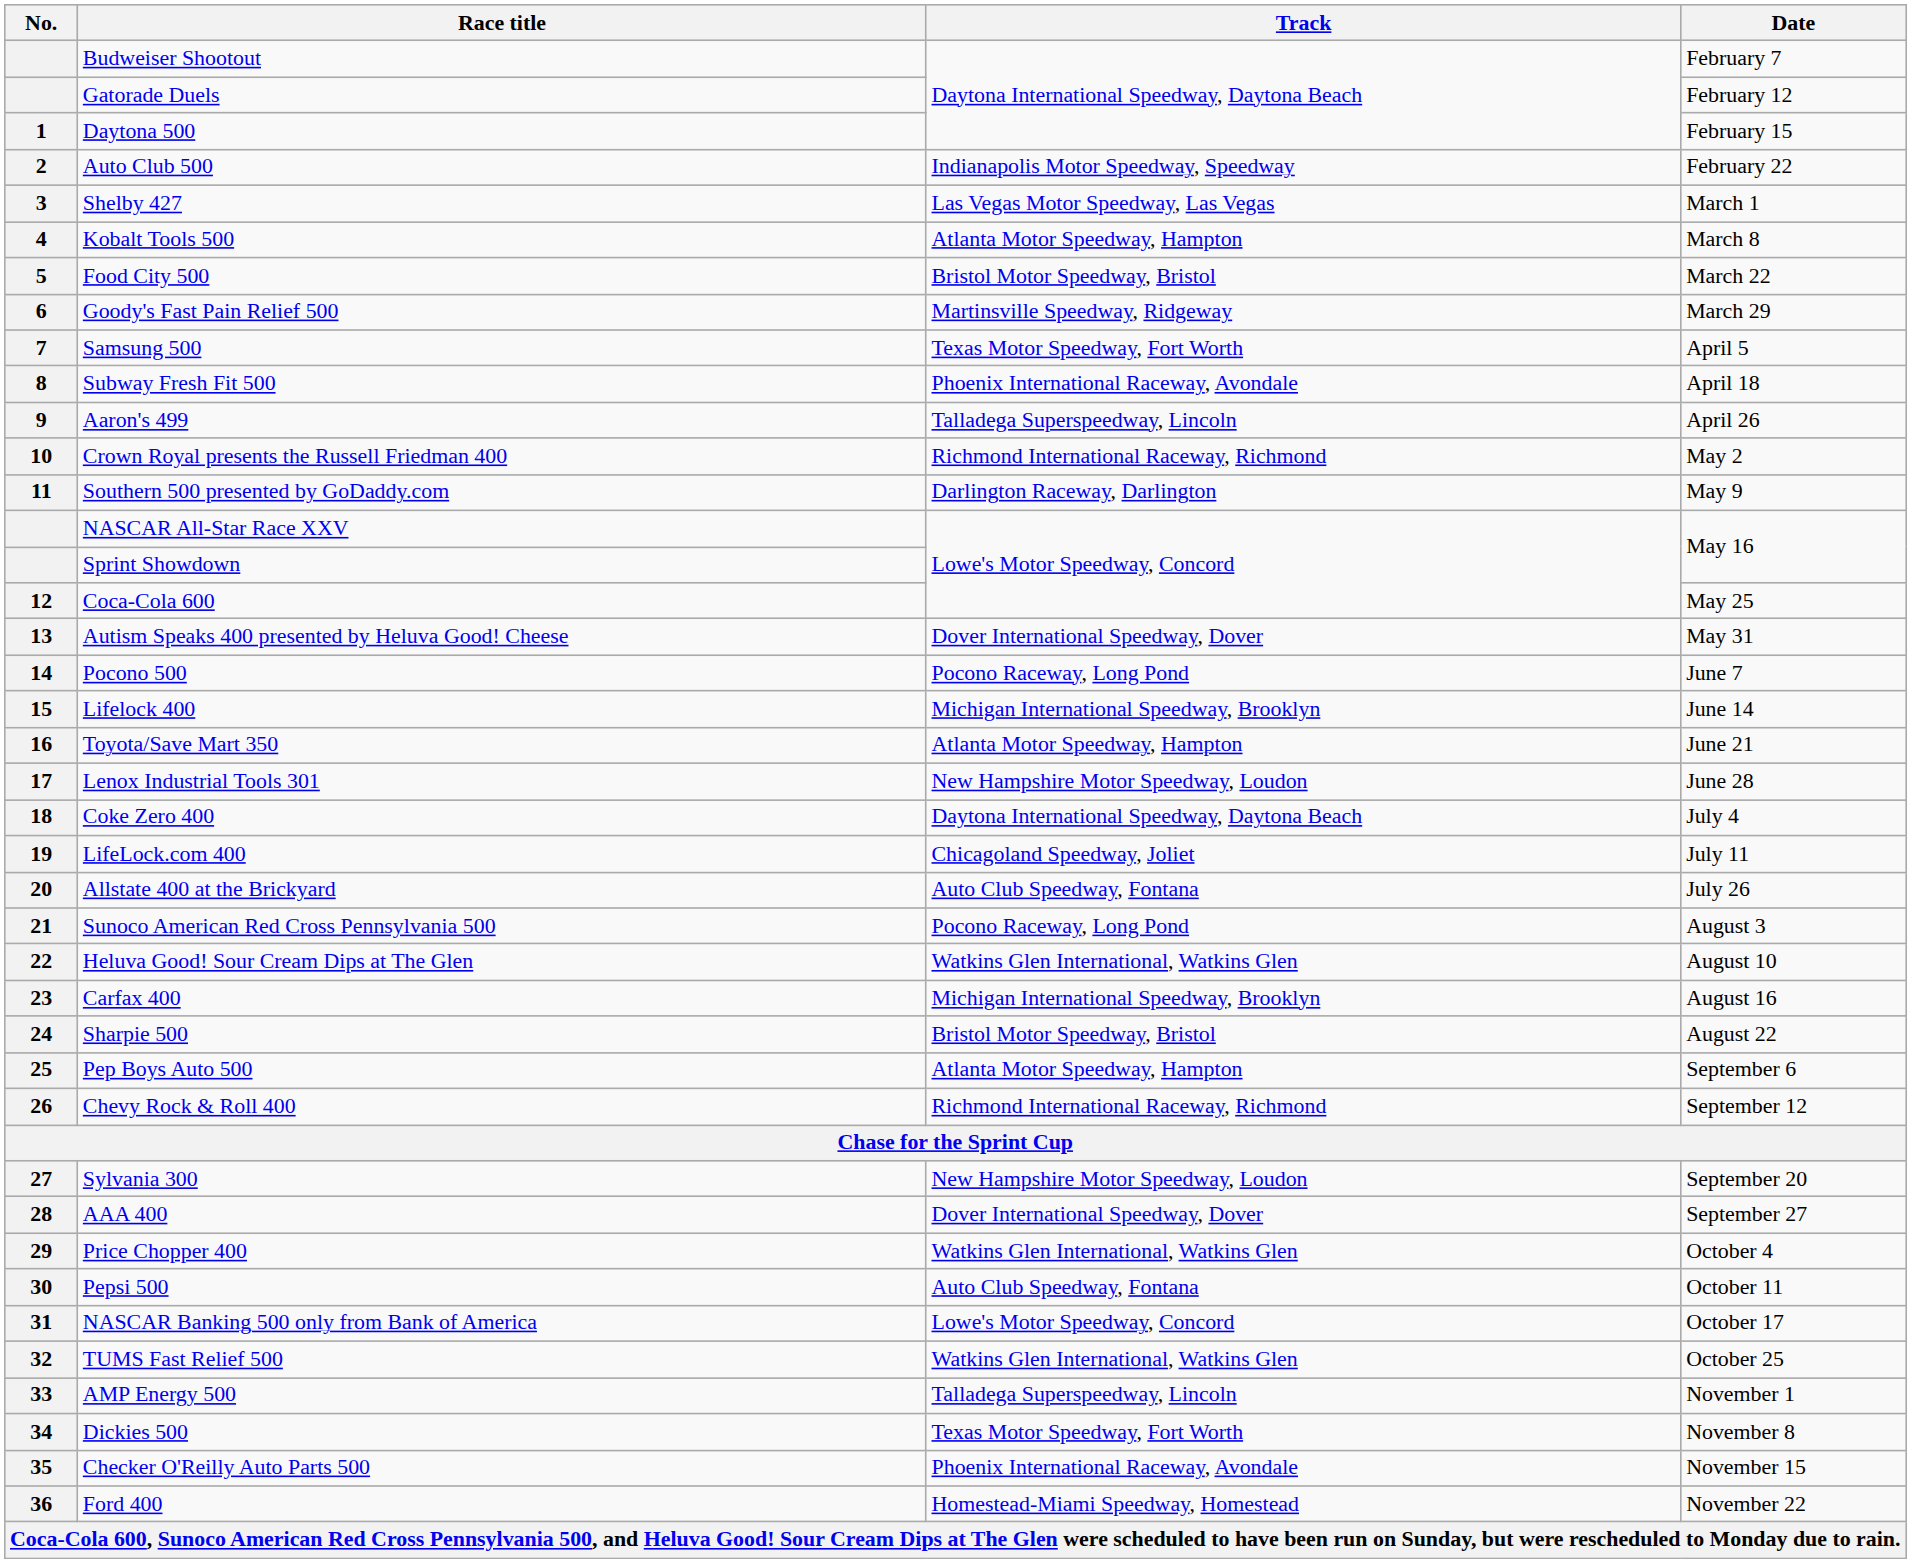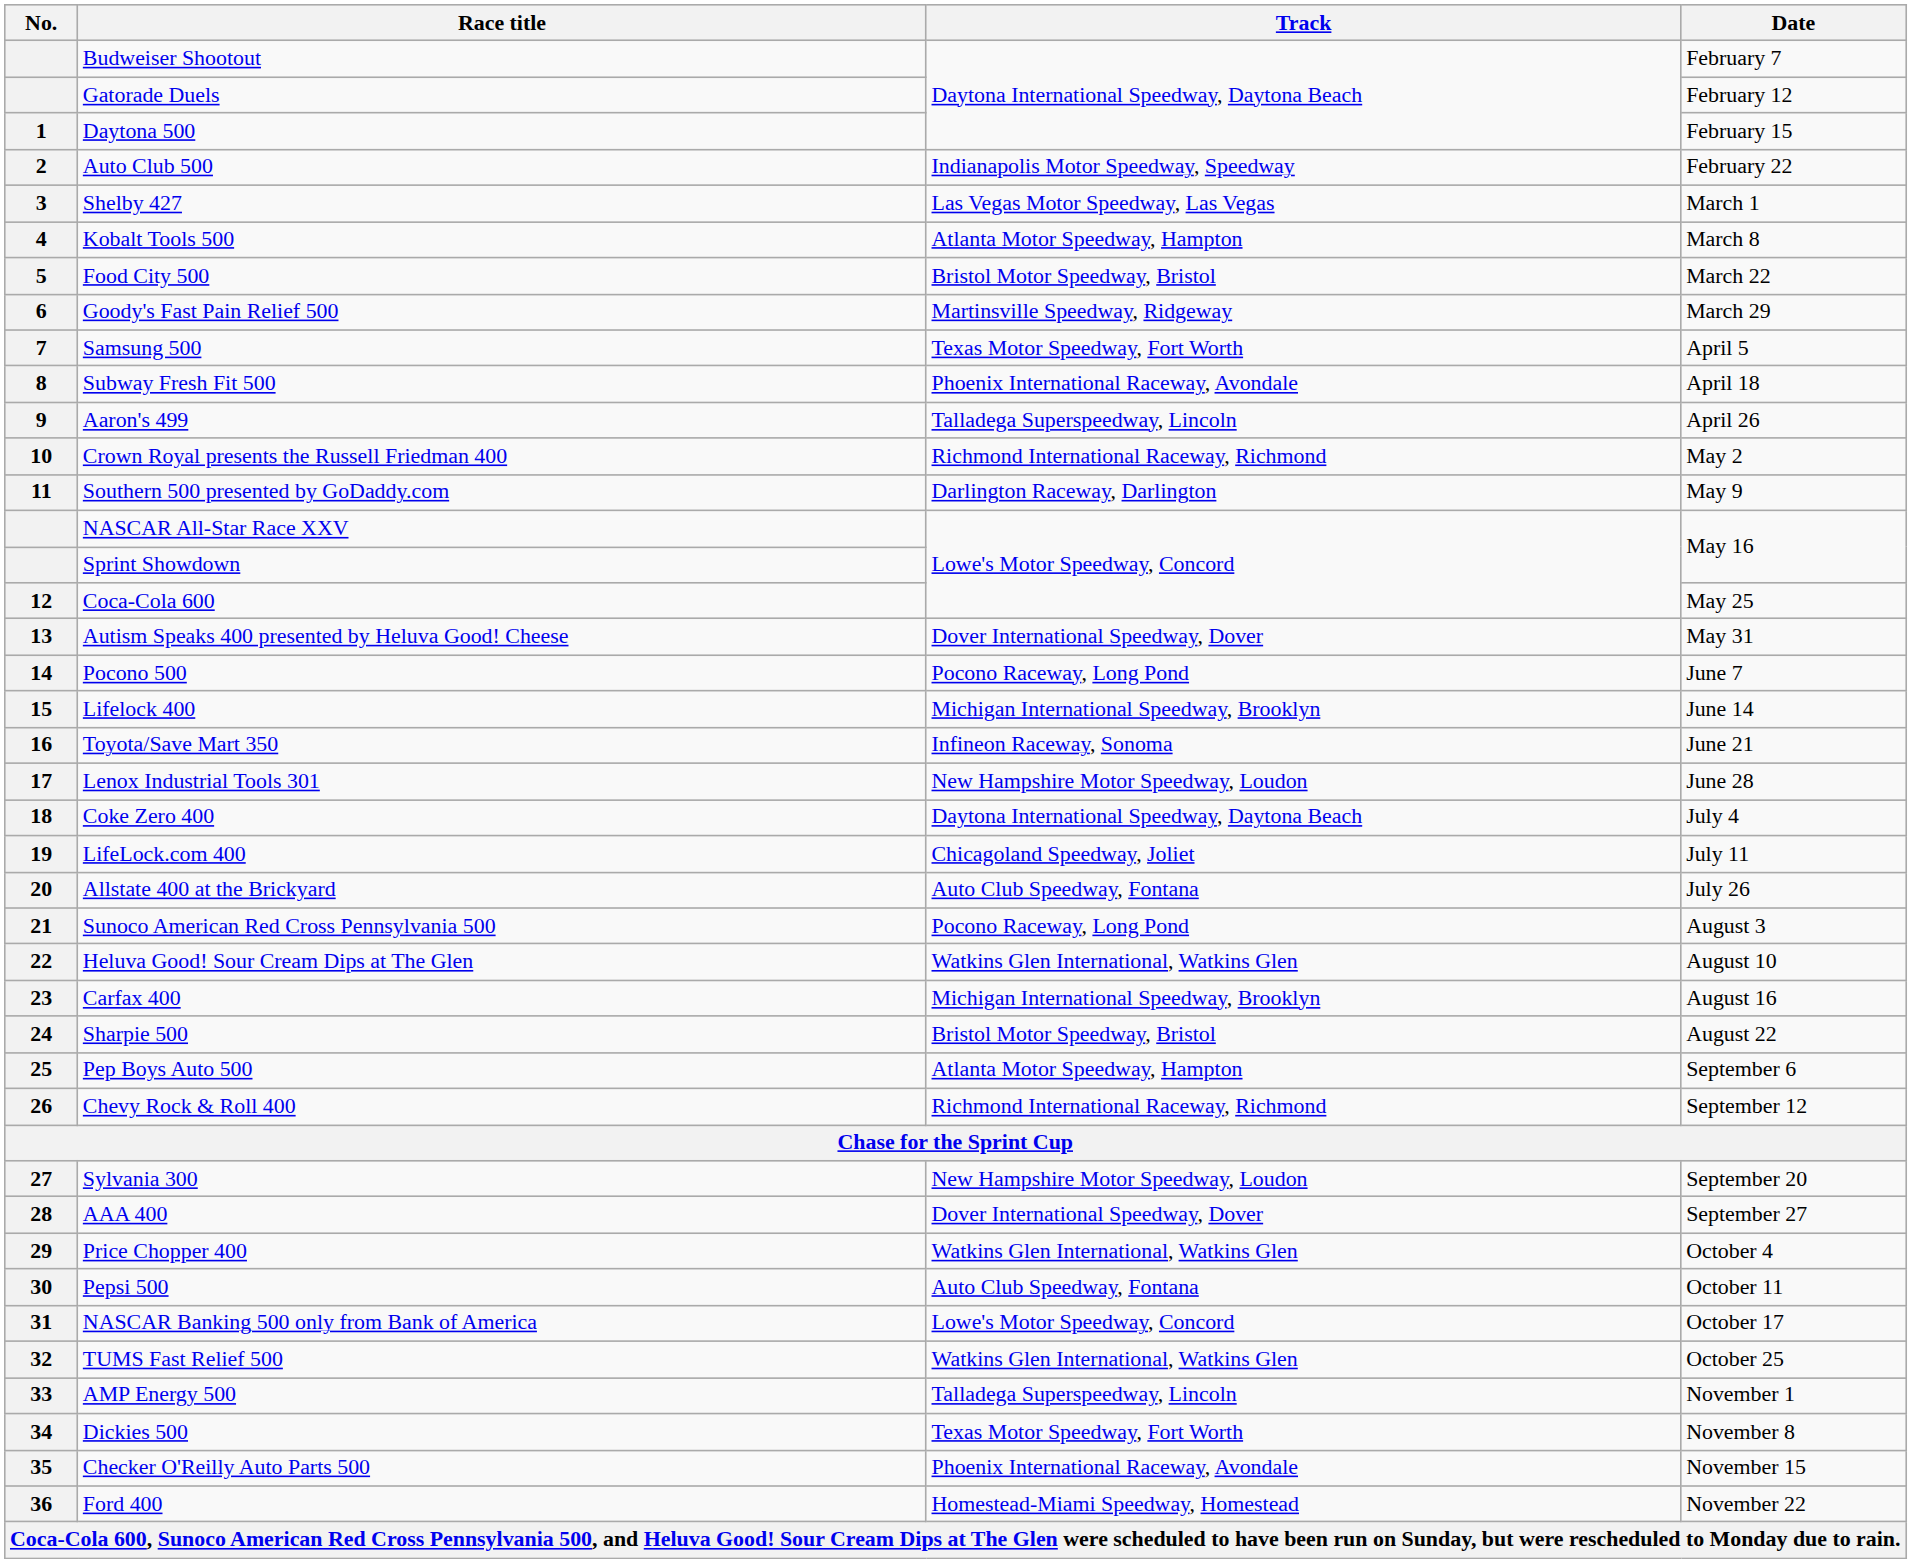(1087, 744) Atlanta Motor Speedway, Hampton -> (1052, 744) Infineon Raceway, Sonoma
